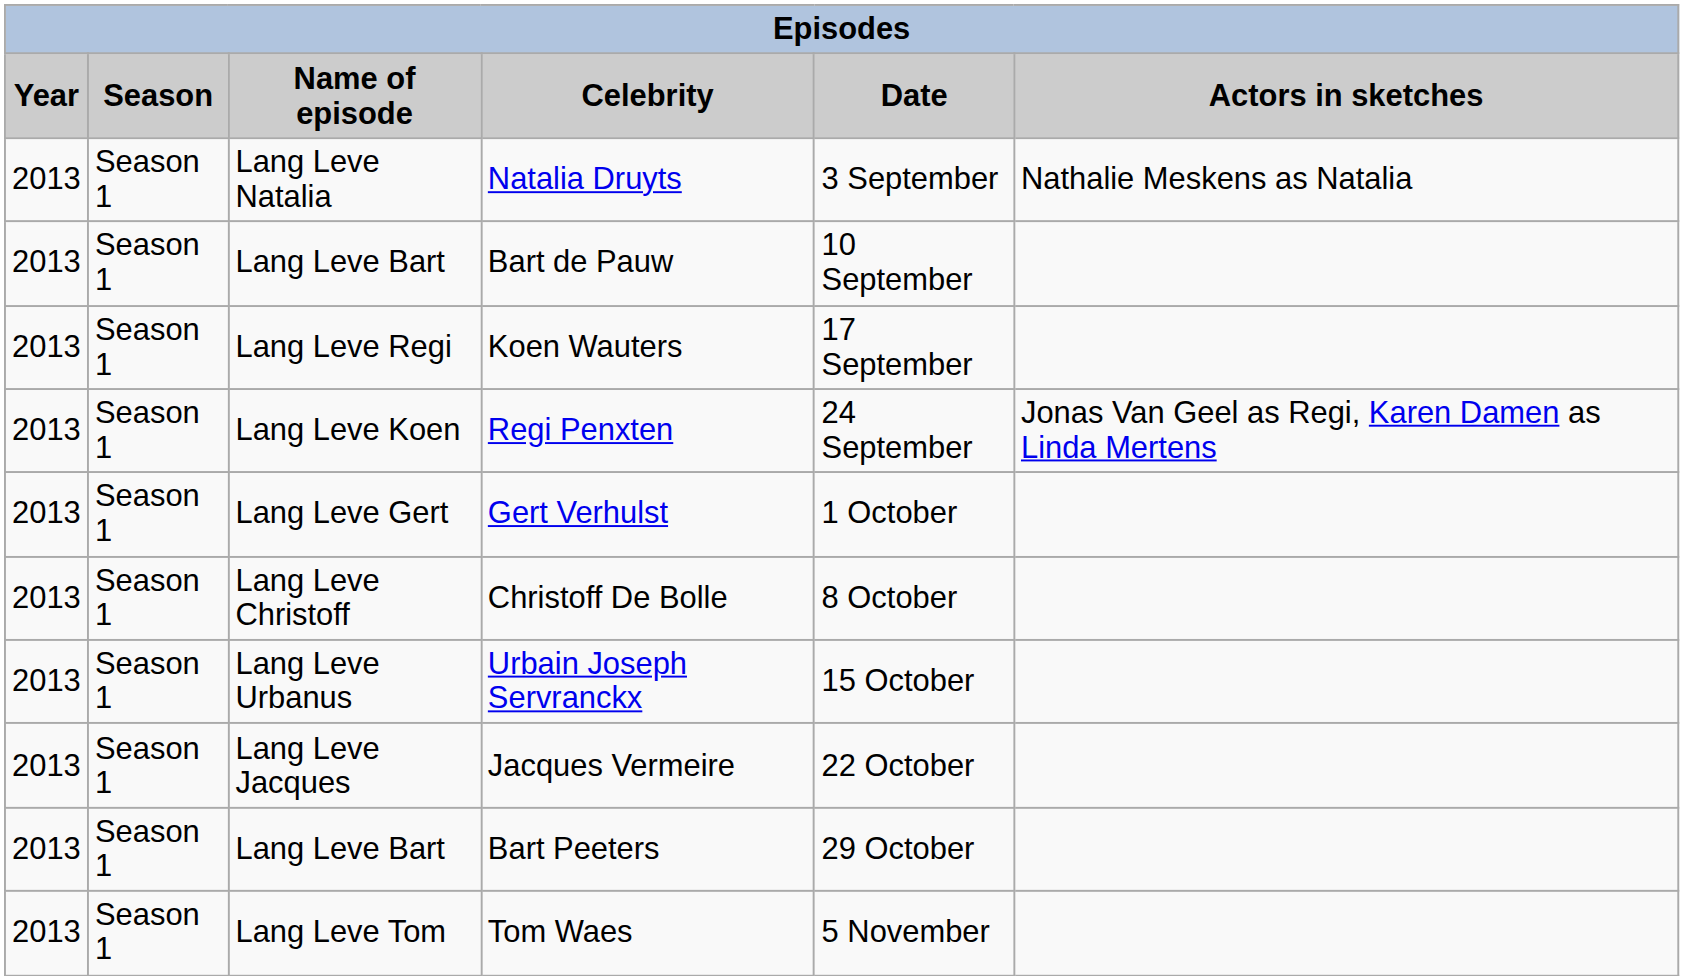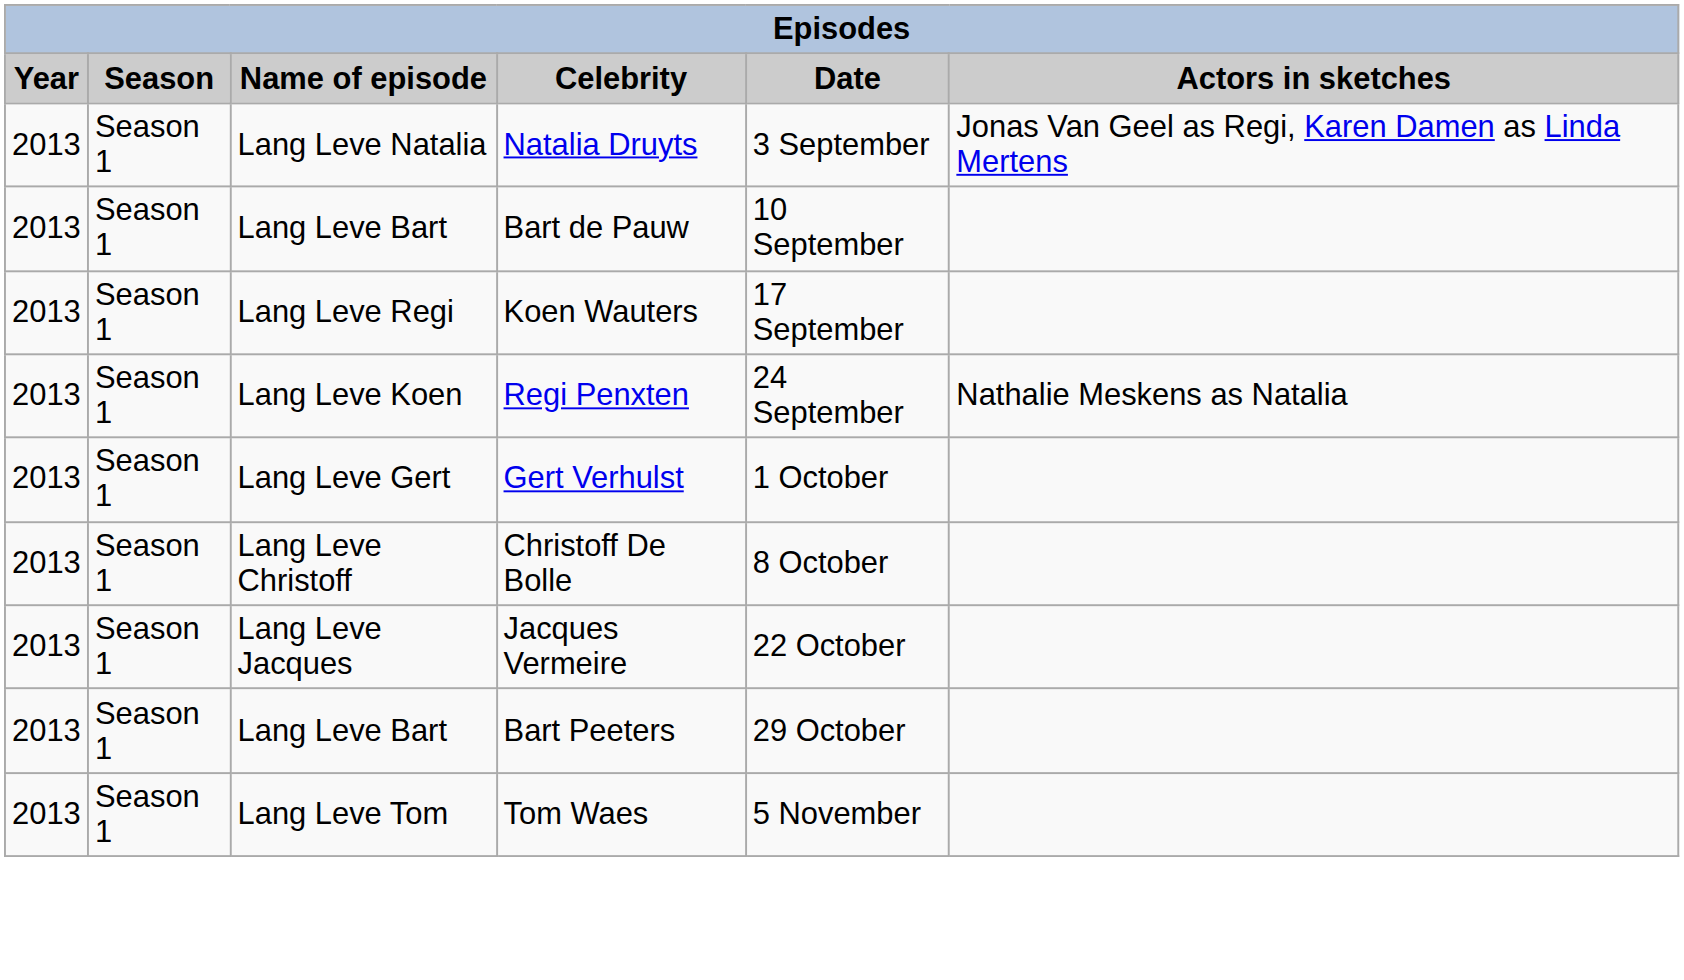(1217, 179) Nathalie Meskens as Natalia -> (1288, 144) Jonas Van Geel as Regi, Karen Damen as Linda Mertens
(1311, 430) Jonas Van Geel as Regi, Karen Damen as Linda Mertens -> (1152, 395) Nathalie Meskens as Natalia
- row: (587, 681)
